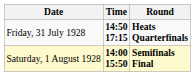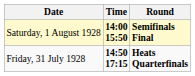rows swapped: (46, 32) <-> (54, 58)
